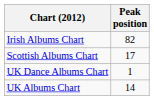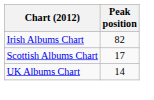- row: (57, 71)
